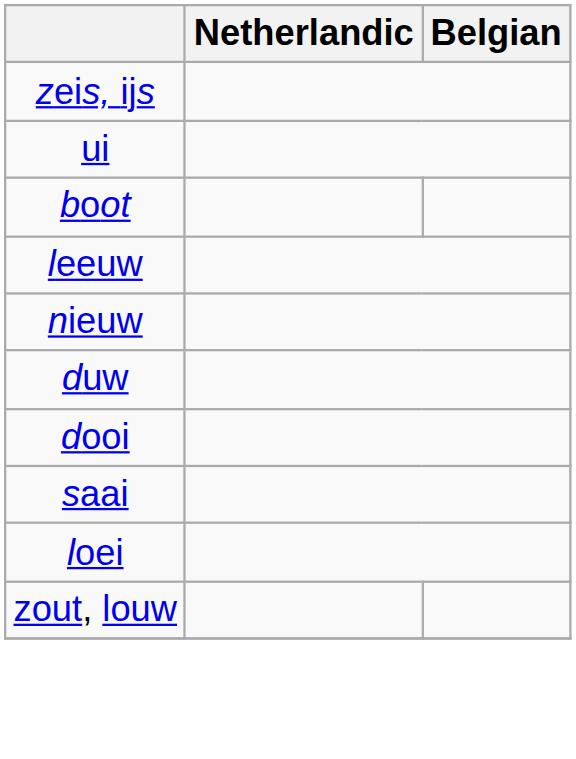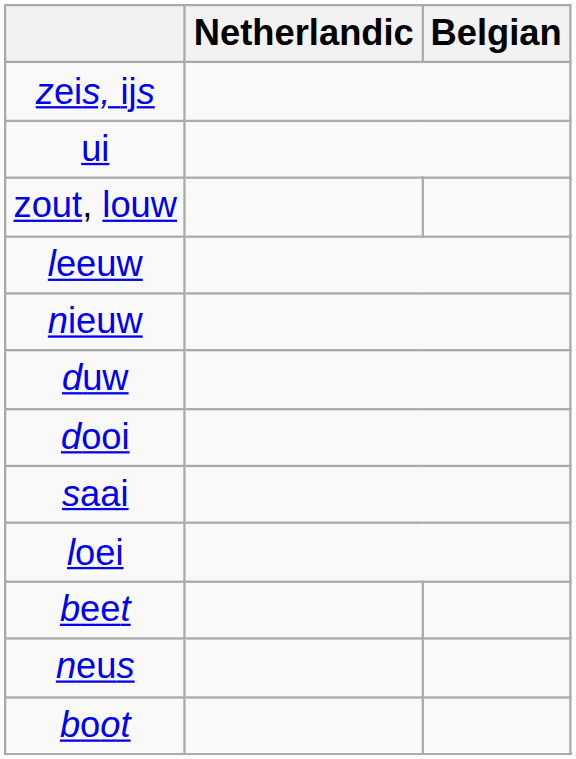rows swapped: (95, 609) <-> (95, 206)
+ row: (95, 609)
+ row: (95, 666)
